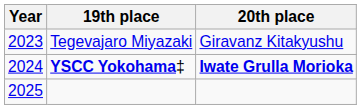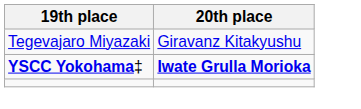- column: (26, 16)
